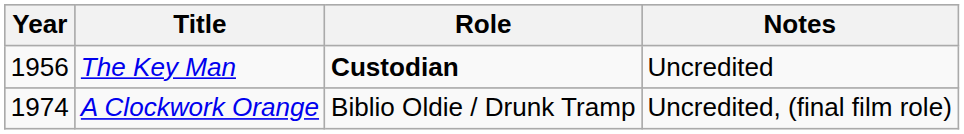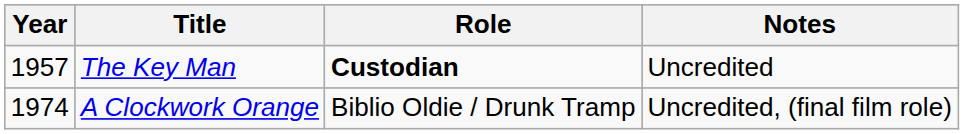(40, 66) 1956 -> (40, 66) 1957
